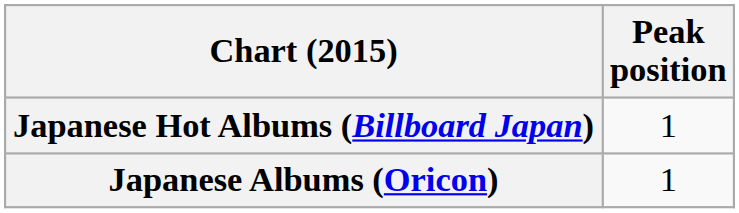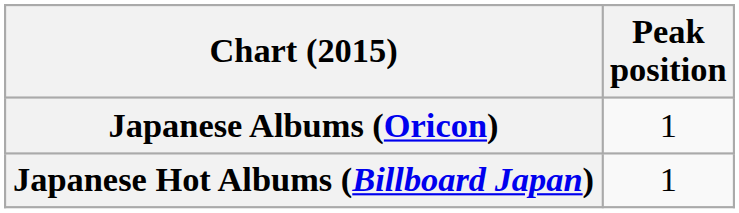rows swapped: (304, 179) <-> (304, 125)
